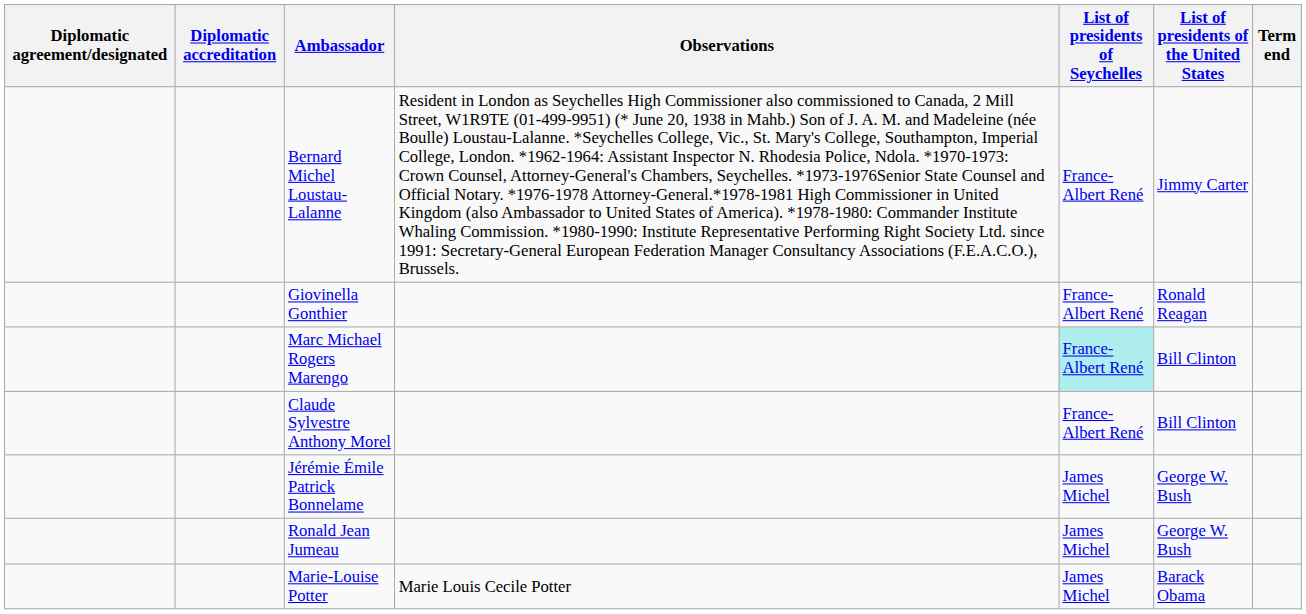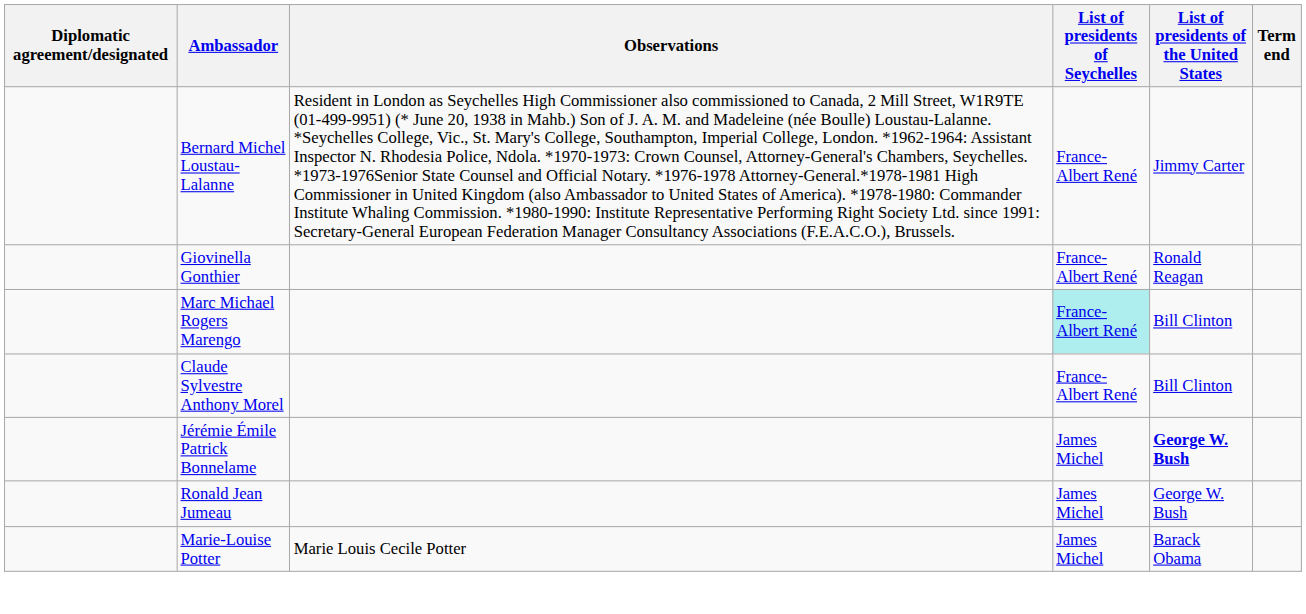- column: (230, 45)
(1193, 486) normal -> (1191, 449) bold
